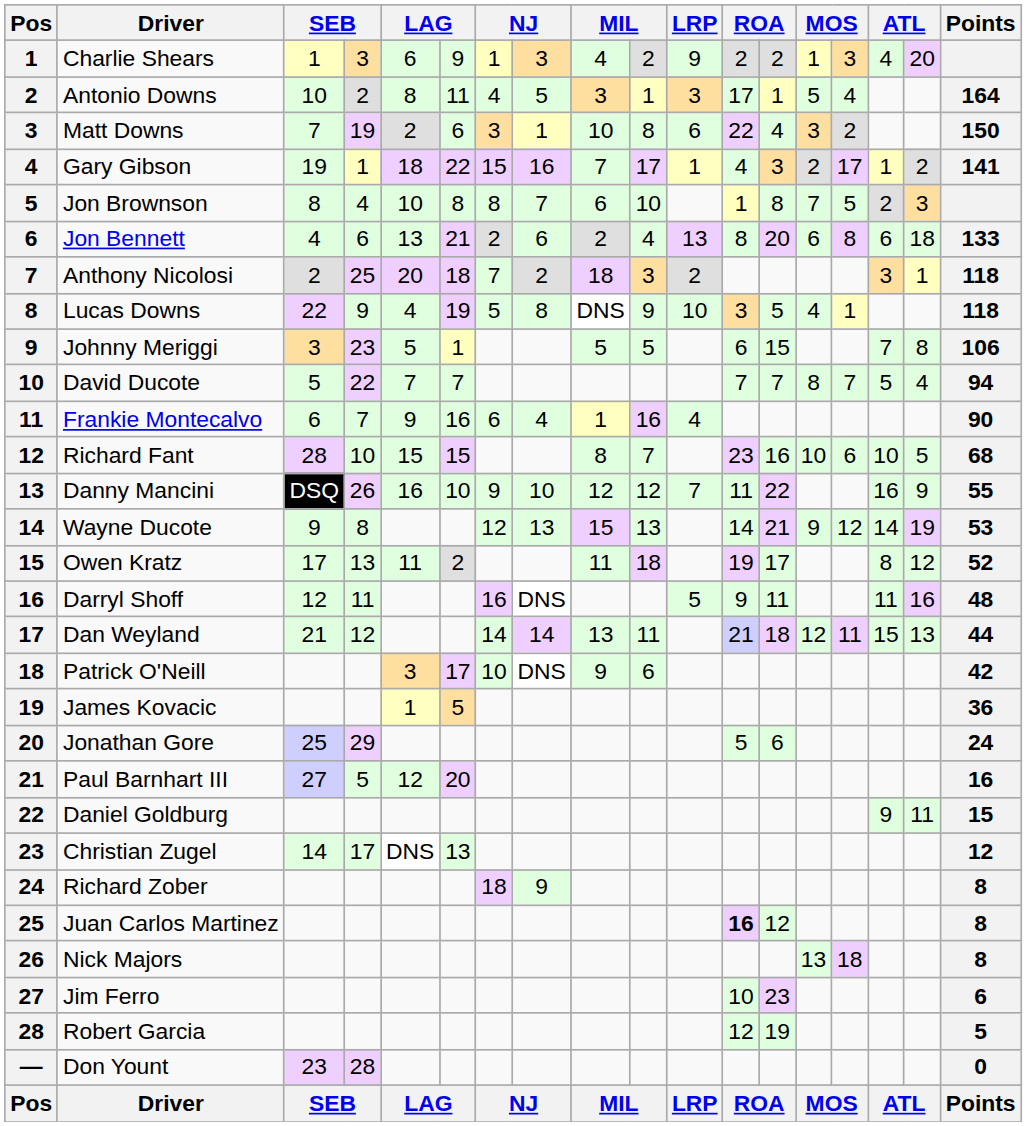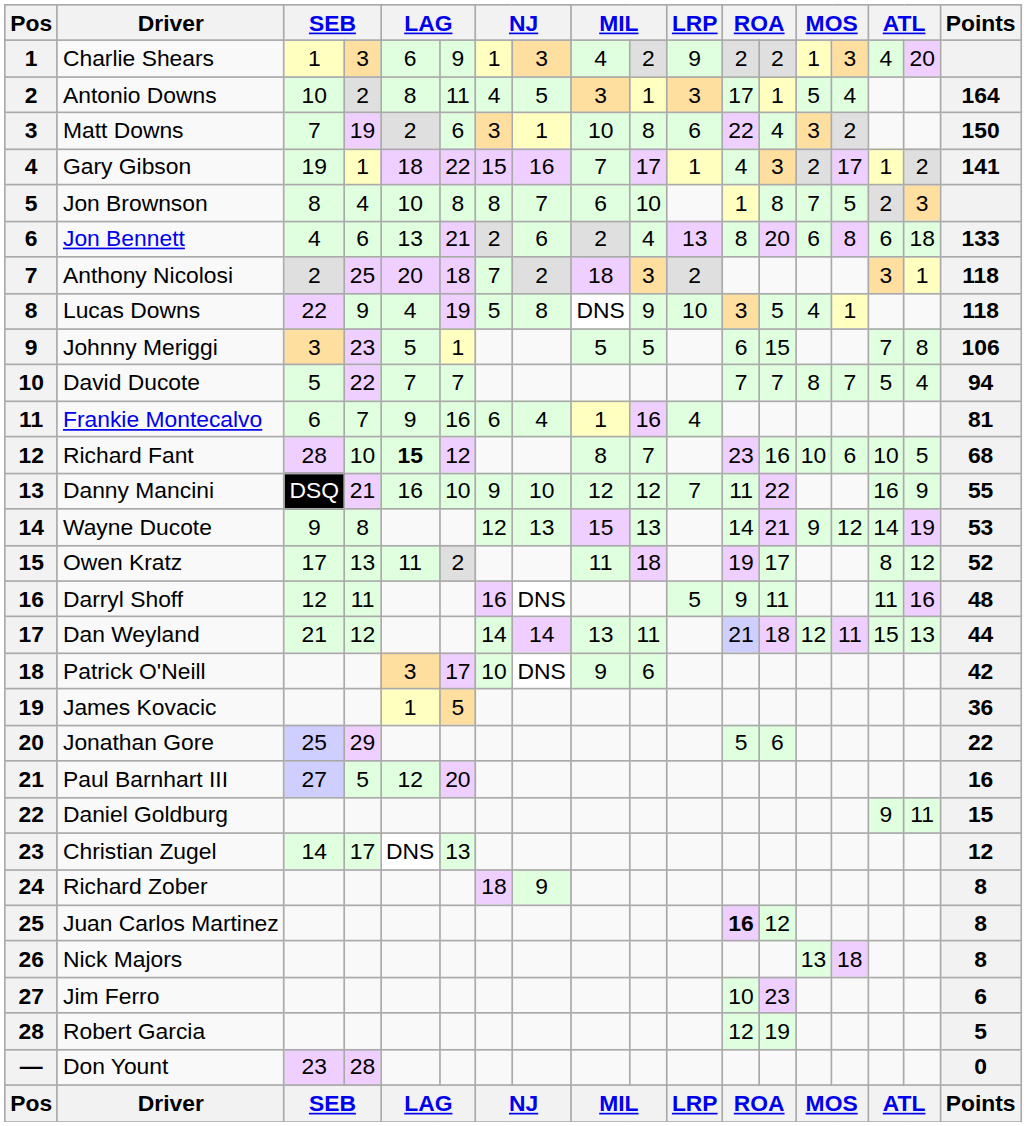(981, 419) 90 -> (981, 419) 81
(410, 455) normal -> (410, 455) bold
(458, 455) 15 -> (458, 455) 12
(363, 491) 26 -> (363, 491) 21
(981, 743) 24 -> (981, 743) 22
